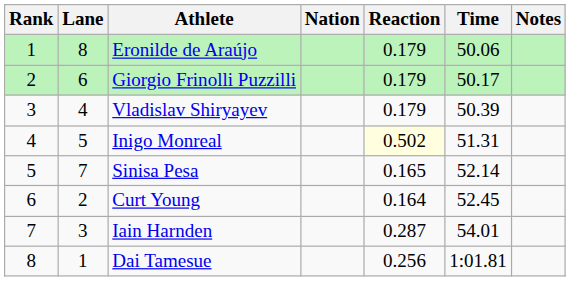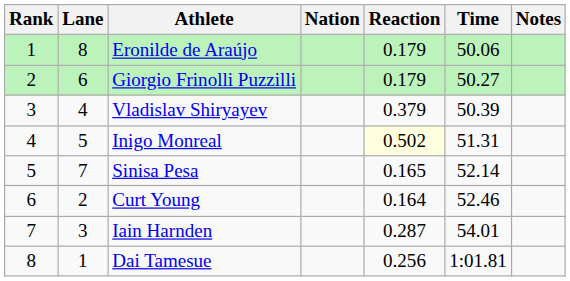(478, 79) 50.17 -> (478, 79) 50.27
(404, 110) 0.179 -> (404, 110) 0.379
(478, 200) 52.45 -> (478, 200) 52.46
